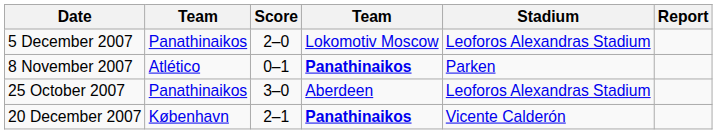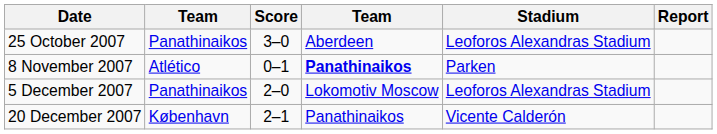rows swapped: (67, 91) <-> (70, 41)
(358, 116) bold -> (354, 116) normal
